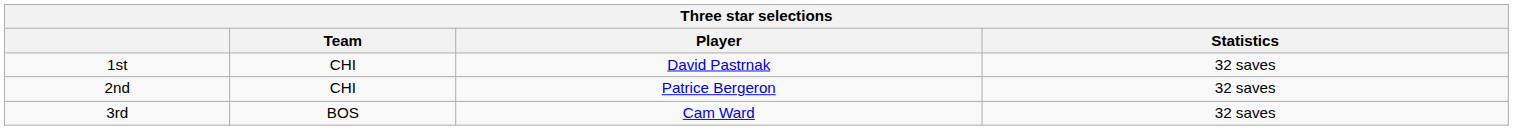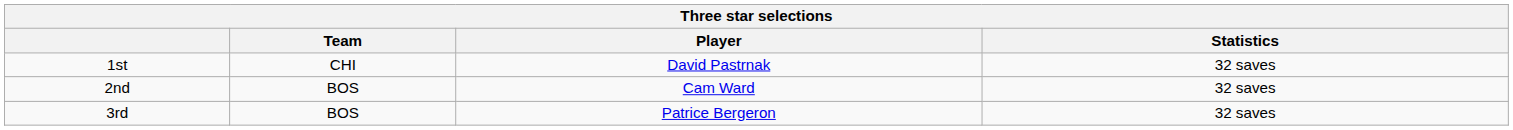(343, 88) CHI -> (343, 88) BOS
(719, 88) Patrice Bergeron -> (719, 88) Cam Ward
(719, 112) Cam Ward -> (719, 112) Patrice Bergeron
